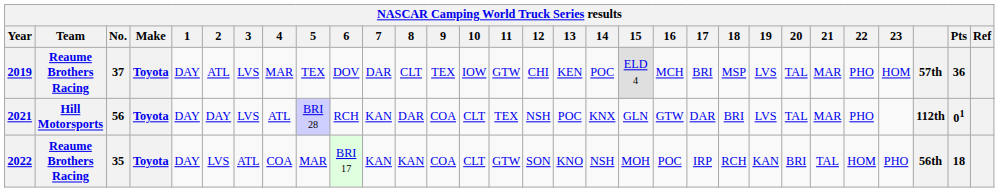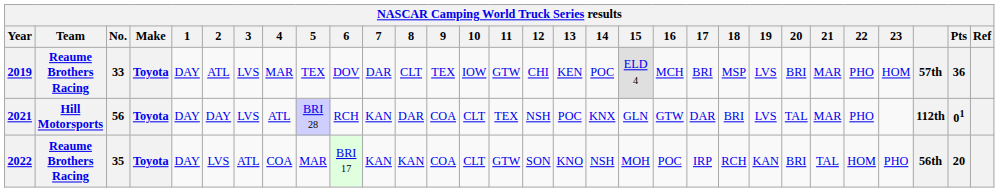(118, 72) 37 -> (118, 72) 33
(796, 72) TAL -> (796, 72) BRI
(959, 161) 18 -> (959, 161) 20
